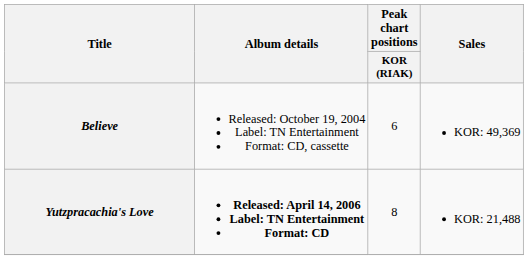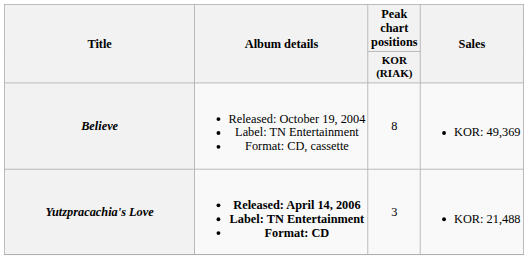(394, 126) 6 -> (394, 126) 8
(394, 211) 8 -> (394, 211) 3
